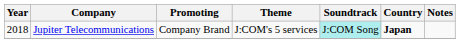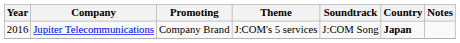(18, 30) 2018 -> (18, 30) 2016
(350, 30) paleturquoise background -> (350, 30) no background
